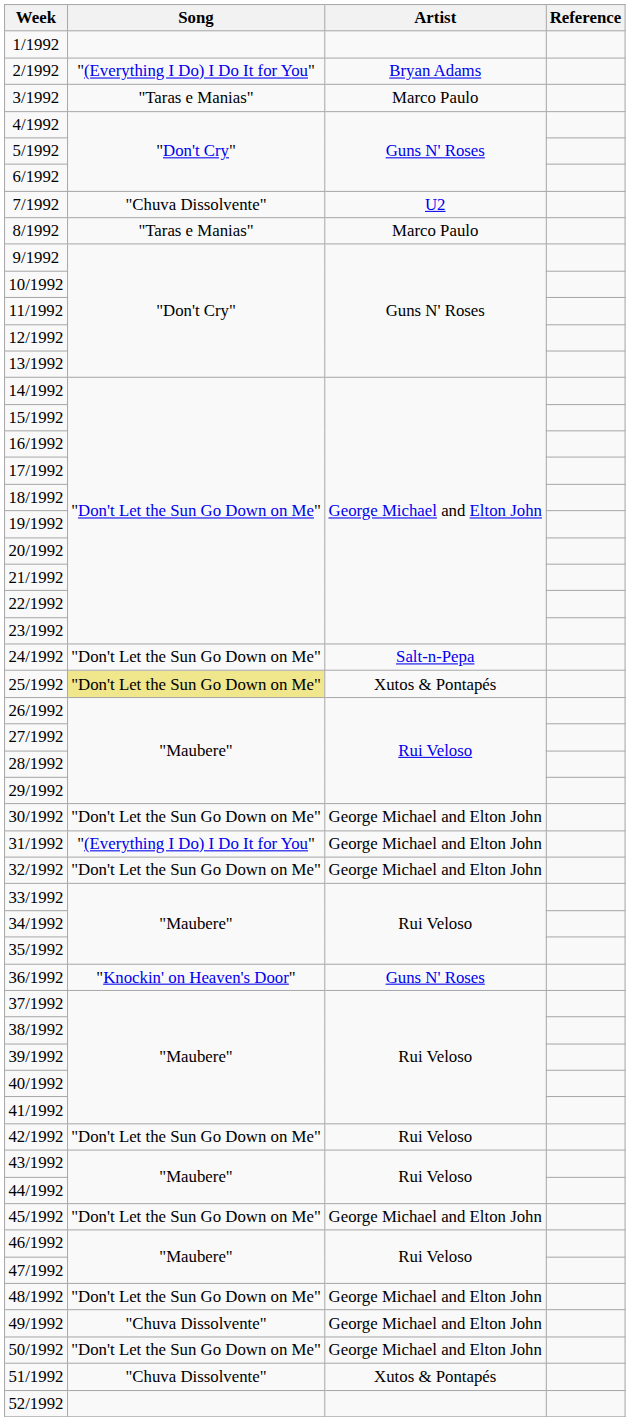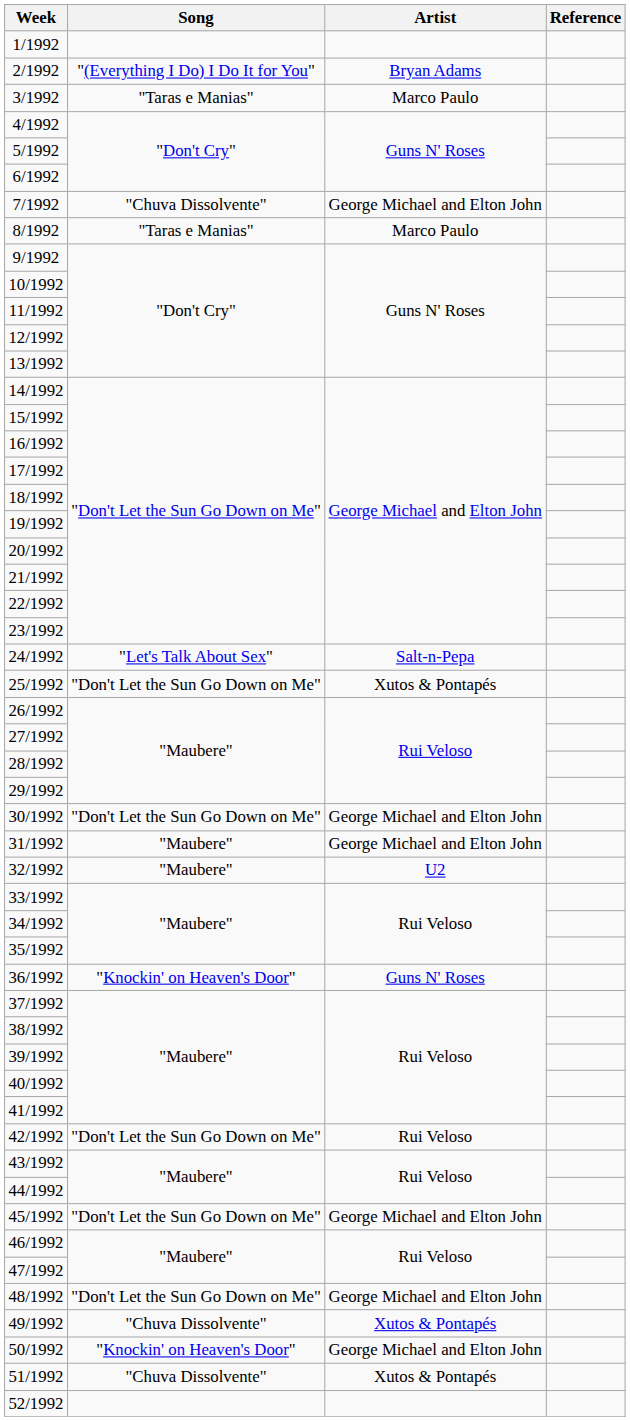(435, 204) U2 -> (435, 204) George Michael and Elton John
(196, 657) "Don't Let the Sun Go Down on Me" -> (196, 657) "Let's Talk About Sex"
(196, 683) khaki background -> (196, 683) no background
(196, 843) "(Everything I Do) I Do It for You" -> (196, 843) "Maubere"
(196, 870) "Don't Let the Sun Go Down on Me" -> (196, 870) "Maubere"
(435, 870) George Michael and Elton John -> (435, 870) U2
(435, 1323) George Michael and Elton John -> (435, 1323) Xutos & Pontapés
(196, 1350) "Don't Let the Sun Go Down on Me" -> (196, 1350) "Knockin' on Heaven's Door"
